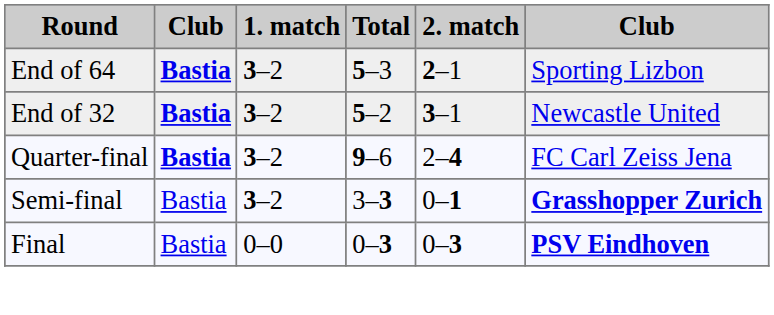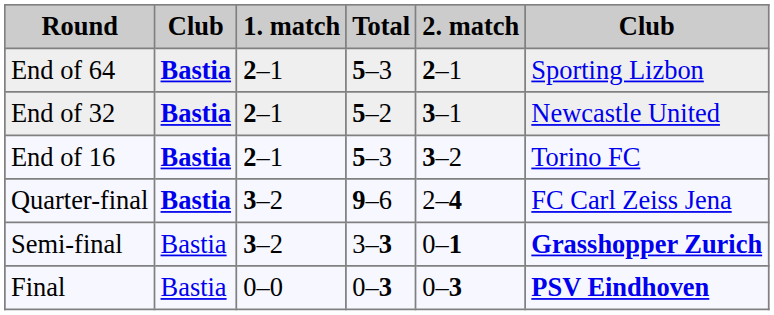(263, 69) 3–2 -> (263, 69) 2–1
(263, 113) 3–2 -> (263, 113) 2–1
+ row: (63, 156)
